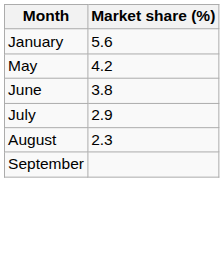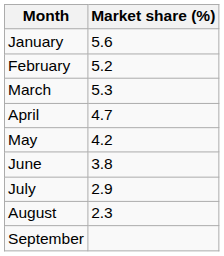+ row: (39, 66)
+ row: (30, 90)
+ row: (24, 115)
